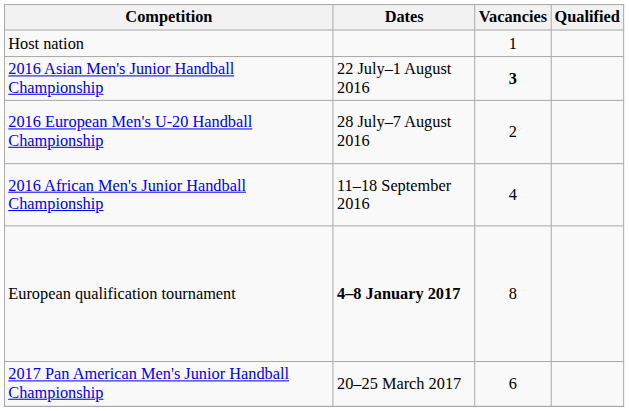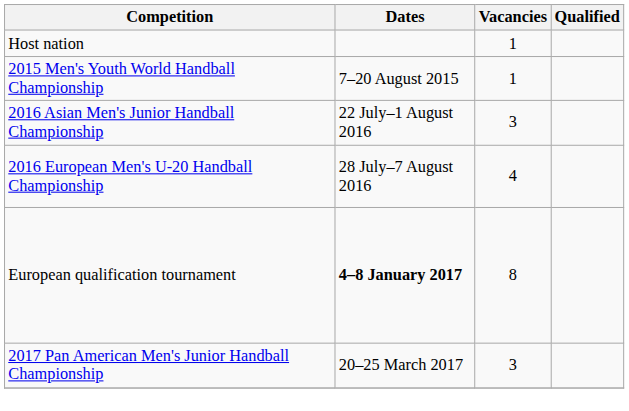+ row: (122, 78)
(513, 78) bold -> (513, 122) normal
(513, 131) 2 -> (513, 176) 4
- row: (127, 194)
(513, 383) 6 -> (513, 365) 3
